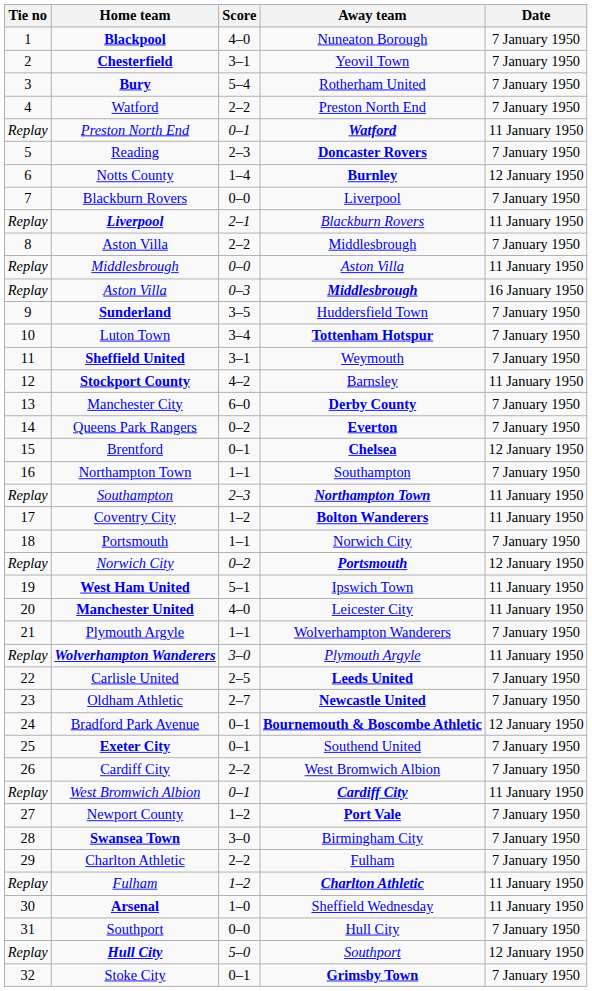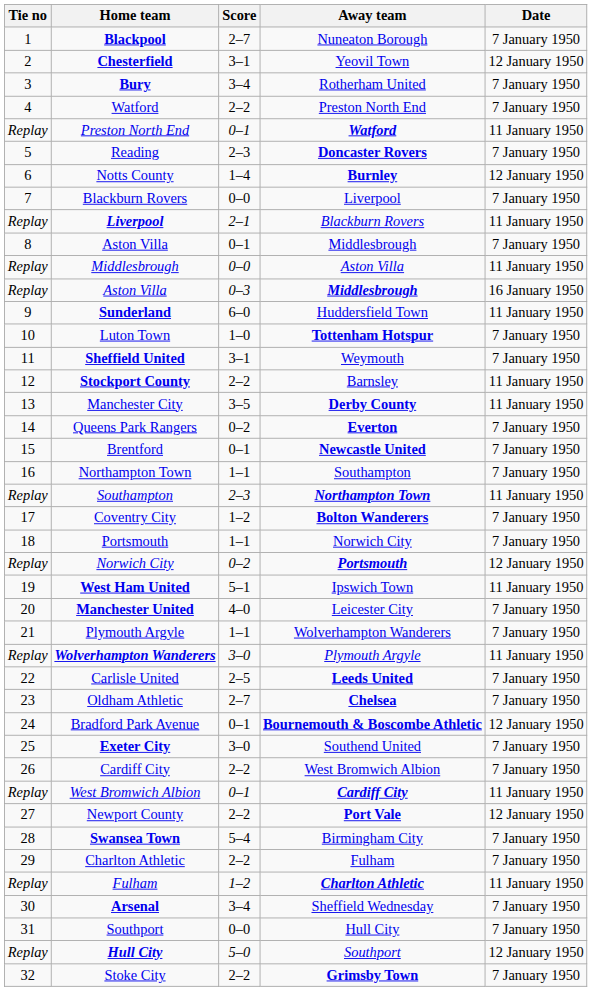(239, 38) 4–0 -> (239, 38) 2–7
(536, 61) 7 January 1950 -> (536, 61) 12 January 1950
(239, 84) 5–4 -> (239, 84) 3–4
(239, 244) 2–2 -> (239, 244) 0–1
(239, 312) 3–5 -> (239, 312) 6–0
(536, 312) 7 January 1950 -> (536, 312) 11 January 1950
(239, 335) 3–4 -> (239, 335) 1–0
(239, 381) 4–2 -> (239, 381) 2–2
(239, 404) 6–0 -> (239, 404) 3–5
(536, 404) 7 January 1950 -> (536, 404) 11 January 1950
(372, 449) Chelsea -> (372, 449) Newcastle United
(536, 449) 12 January 1950 -> (536, 449) 7 January 1950
(536, 518) 11 January 1950 -> (536, 518) 7 January 1950
(536, 609) 11 January 1950 -> (536, 609) 7 January 1950
(372, 701) Newcastle United -> (372, 701) Chelsea
(239, 746) 0–1 -> (239, 746) 3–0
(239, 815) 1–2 -> (239, 815) 2–2
(536, 815) 7 January 1950 -> (536, 815) 12 January 1950
(239, 838) 3–0 -> (239, 838) 5–4
(239, 906) 1–0 -> (239, 906) 3–4
(536, 906) 11 January 1950 -> (536, 906) 7 January 1950
(239, 975) 0–1 -> (239, 975) 2–2
